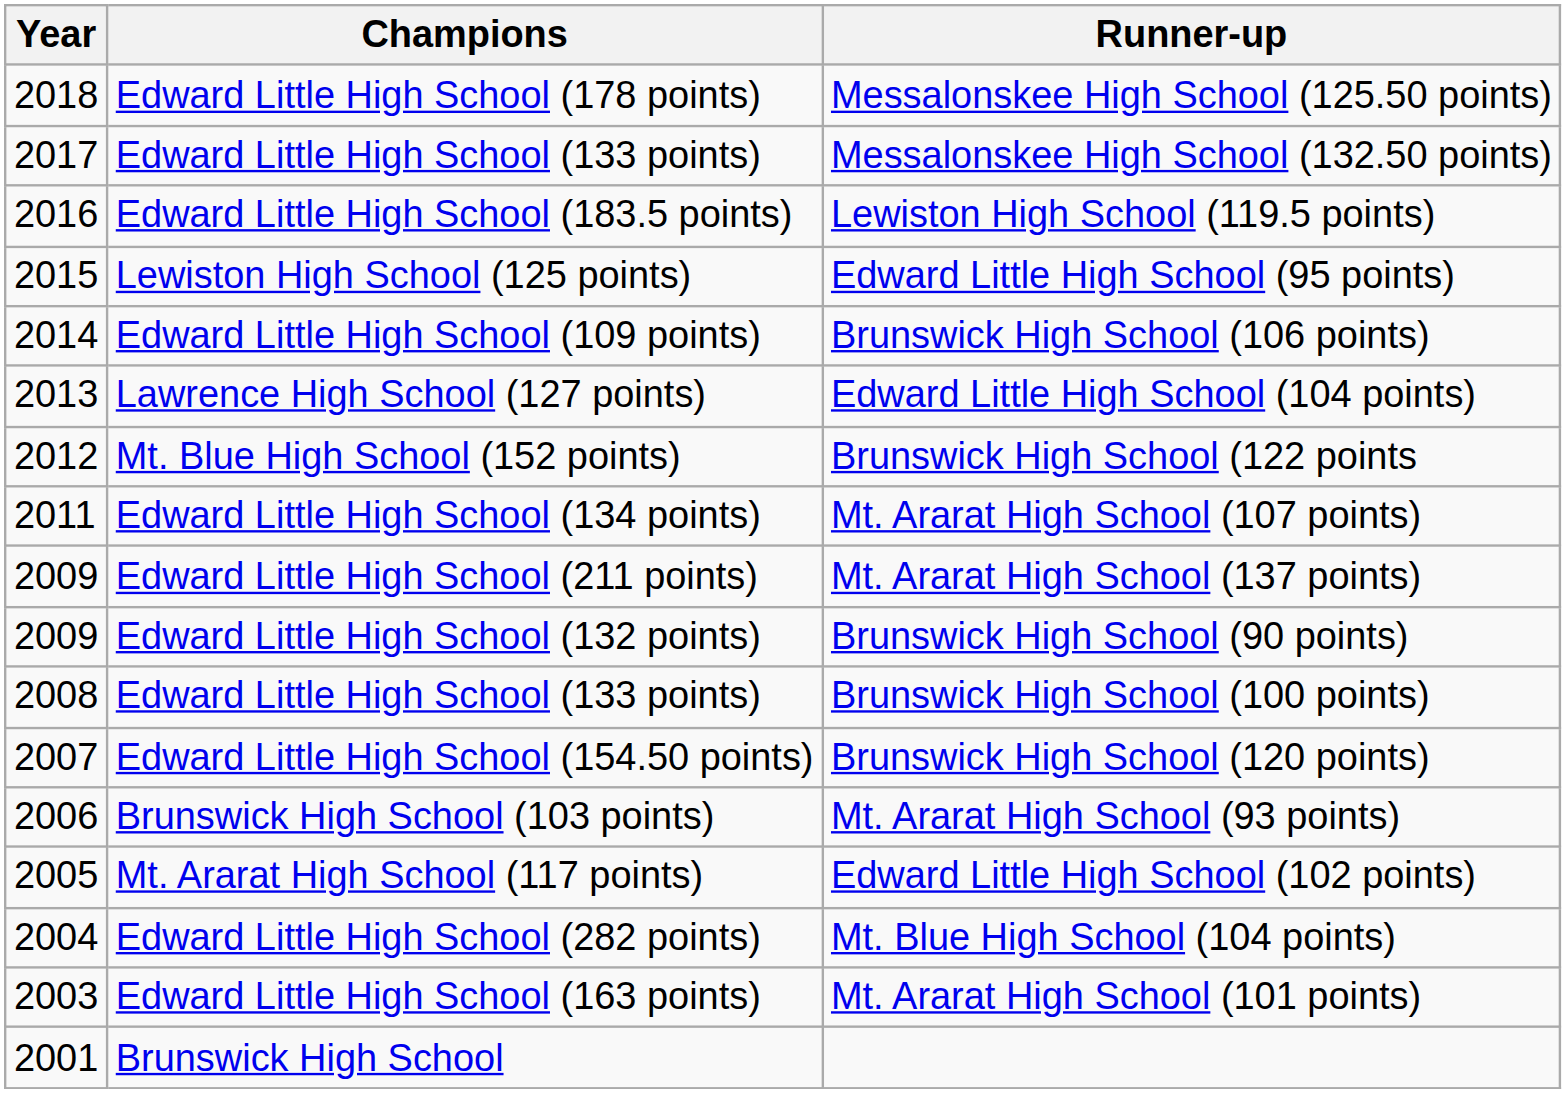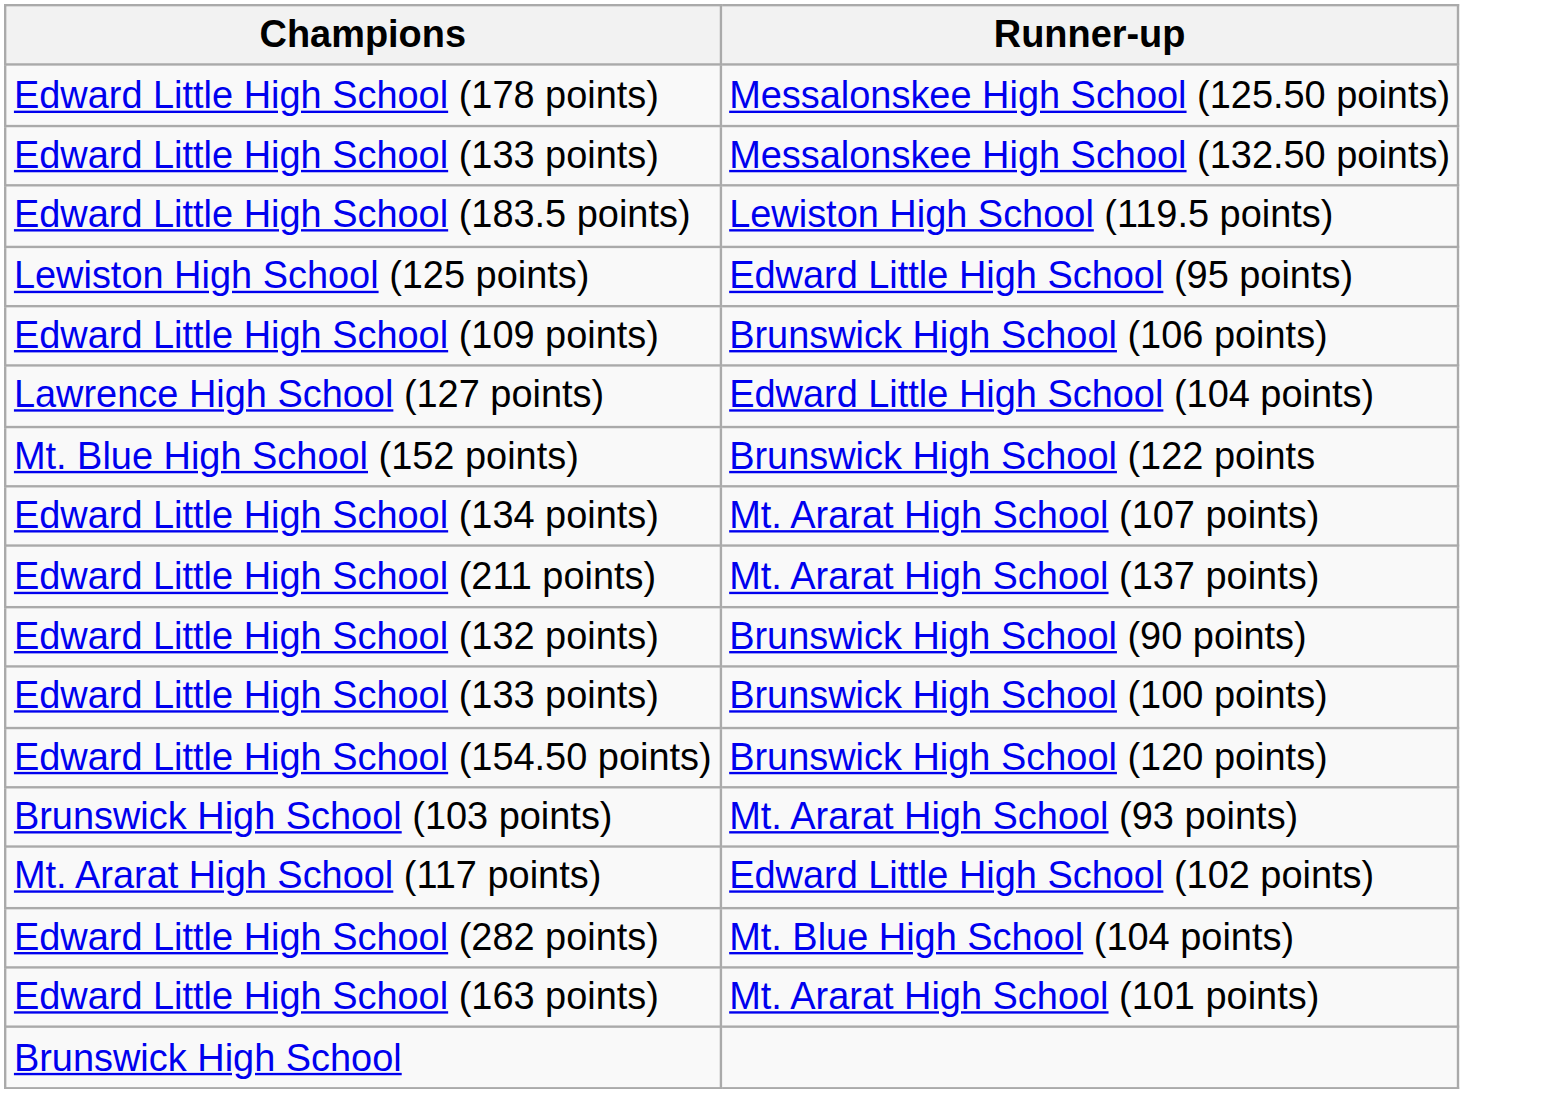- column: (56, 34)
